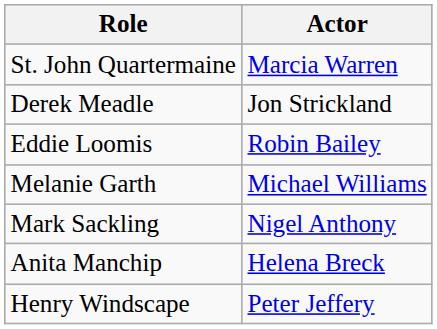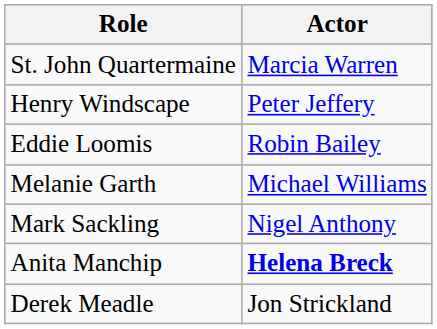rows swapped: (100, 303) <-> (82, 104)
(319, 263) normal -> (323, 263) bold
